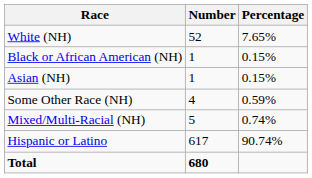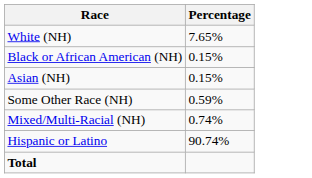- column: (212, 15)
